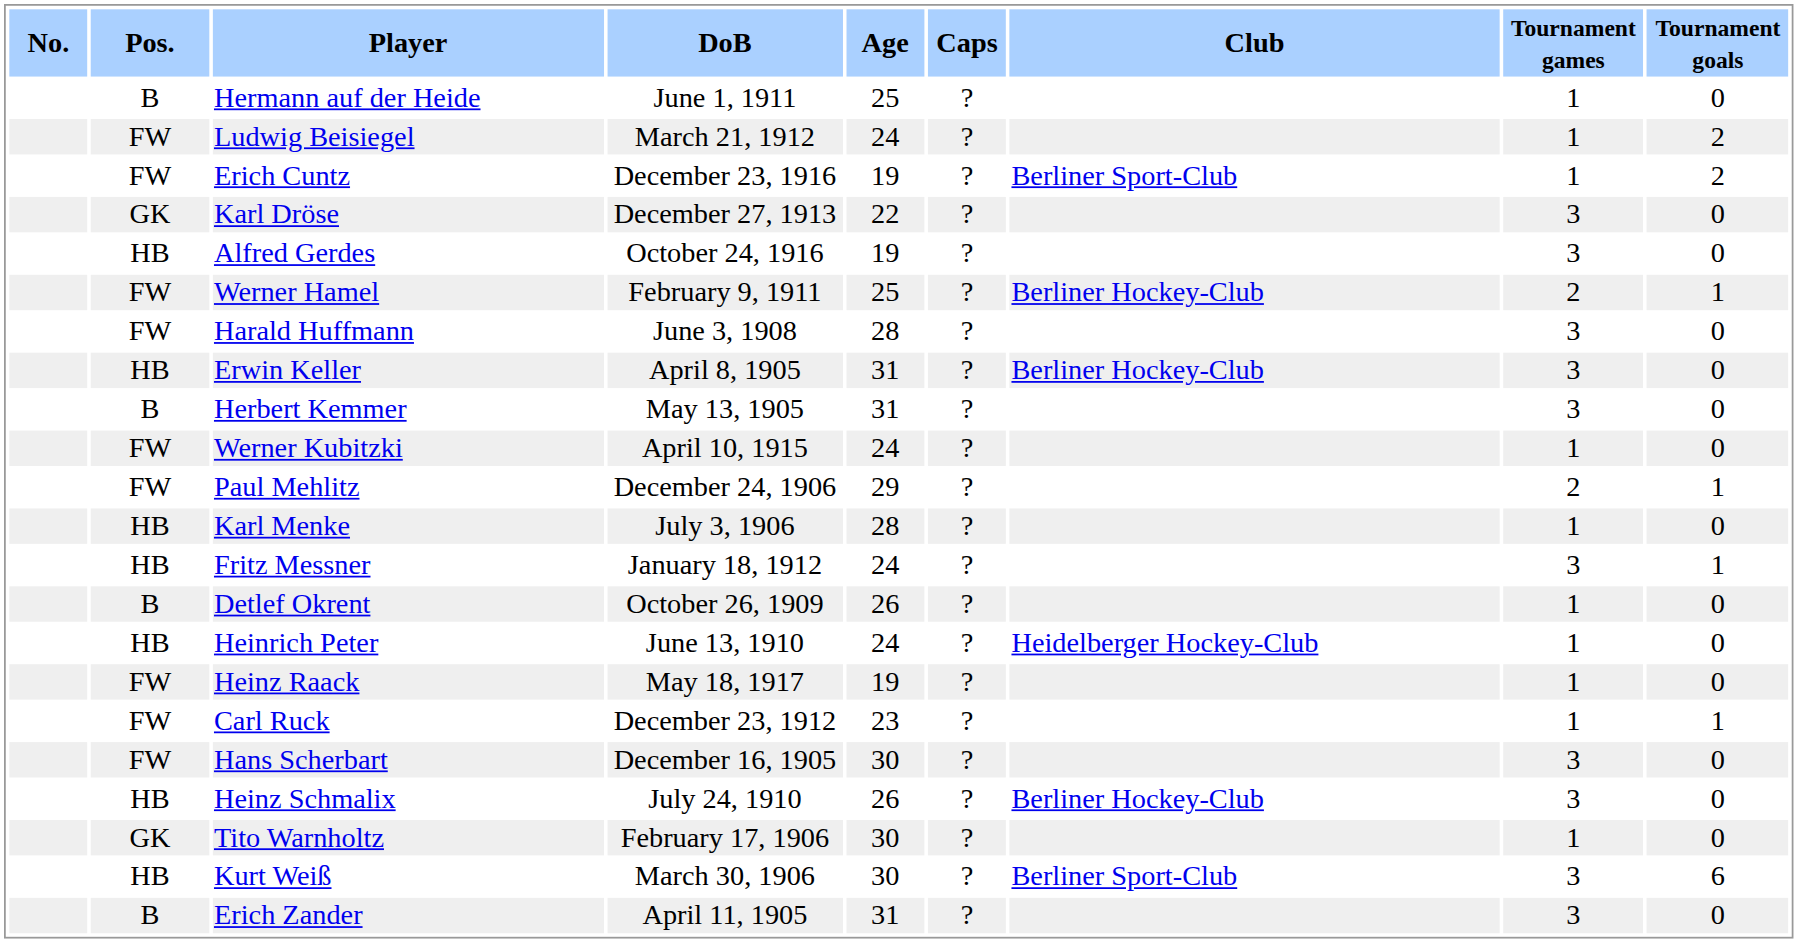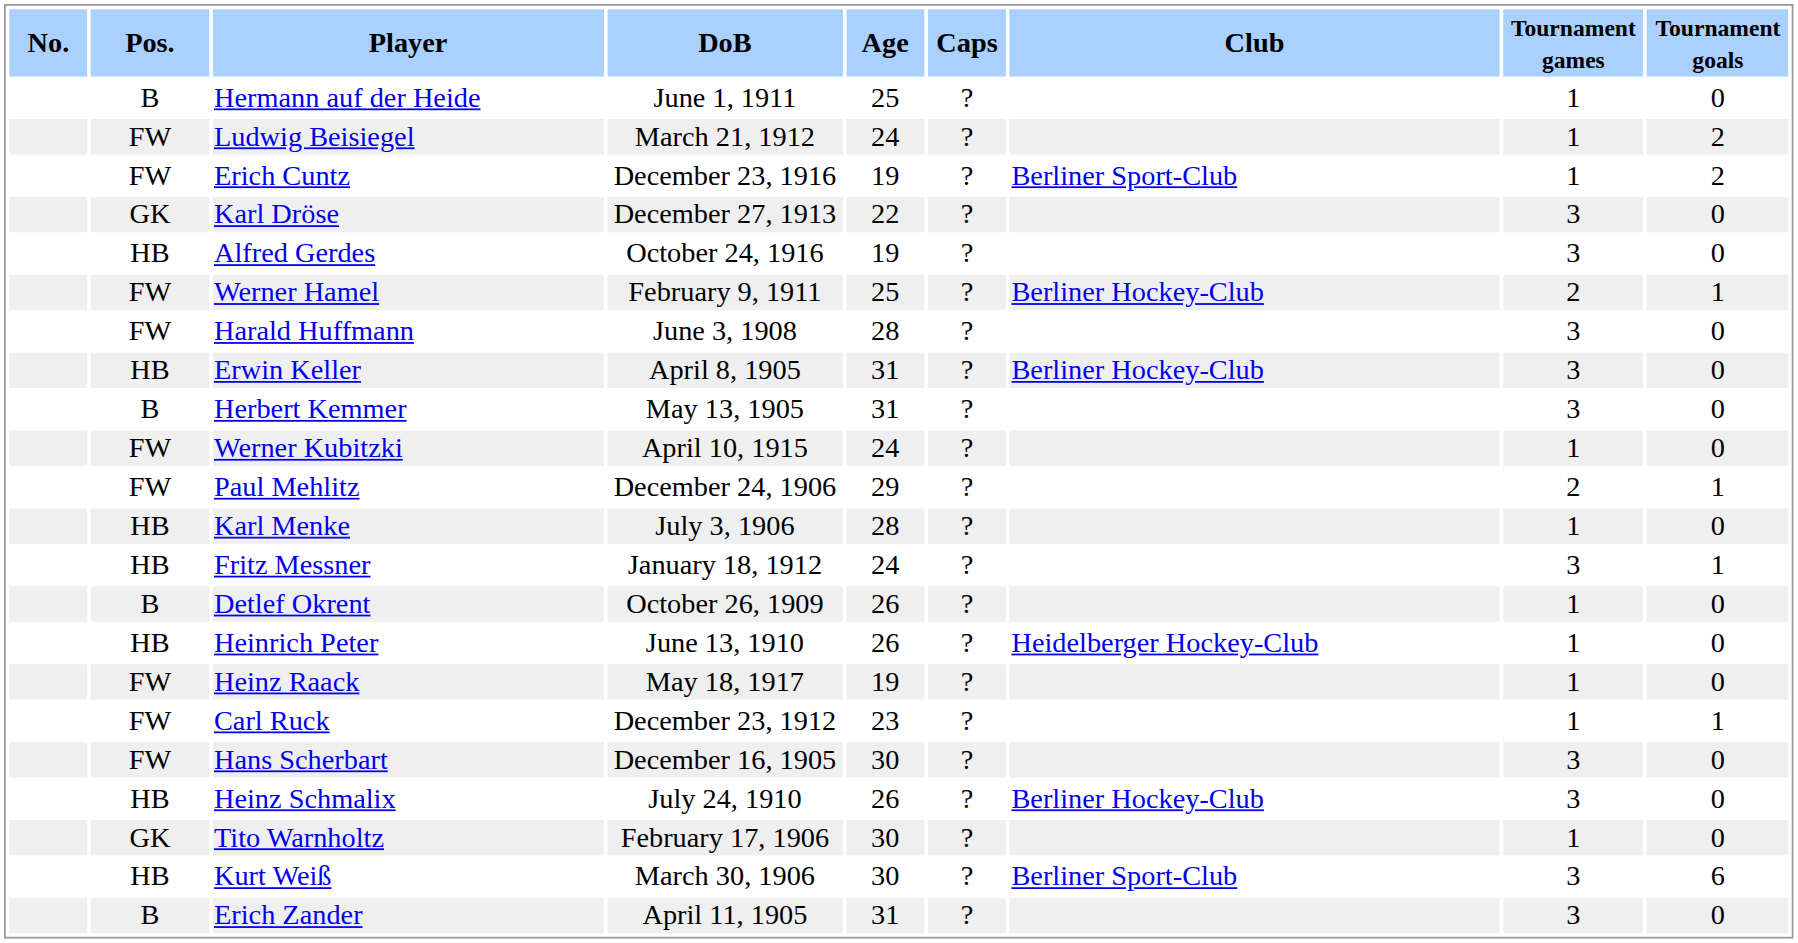(885, 642) 24 -> (885, 642) 26
